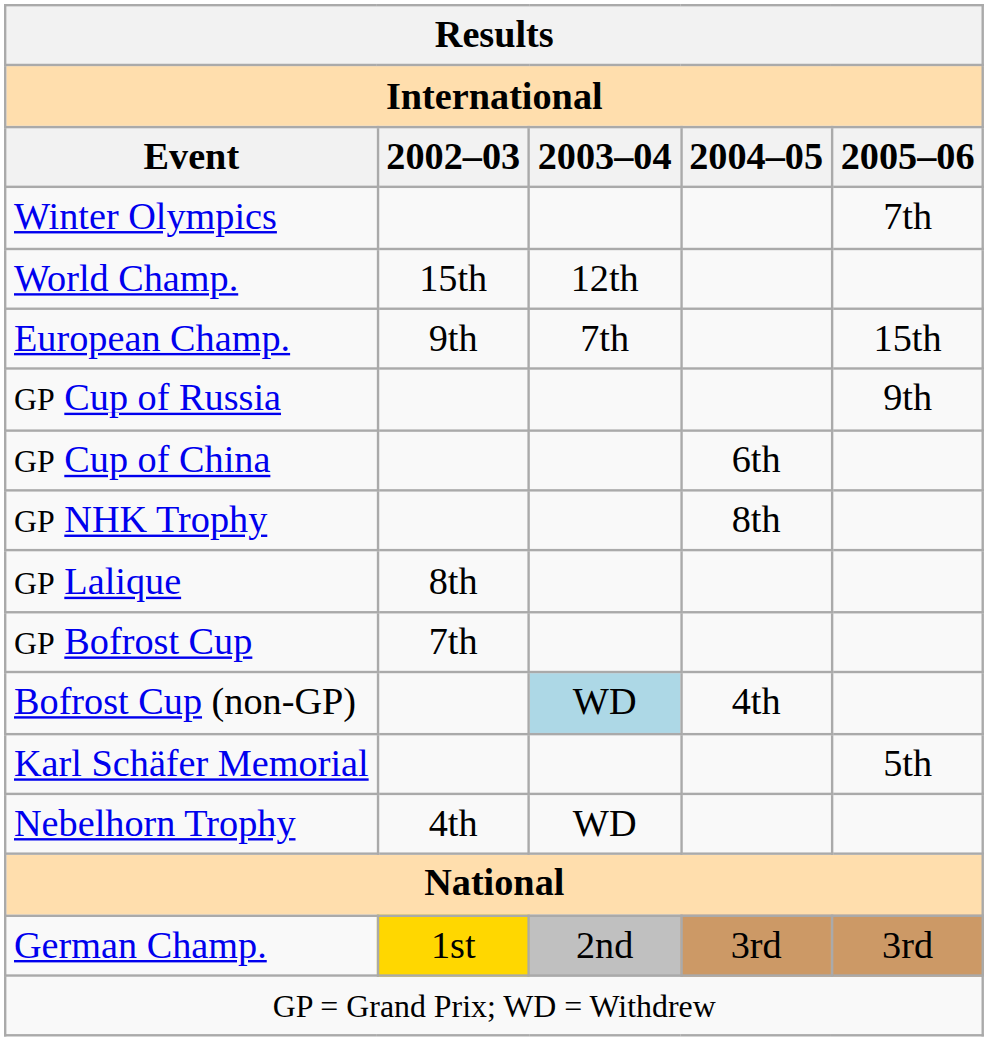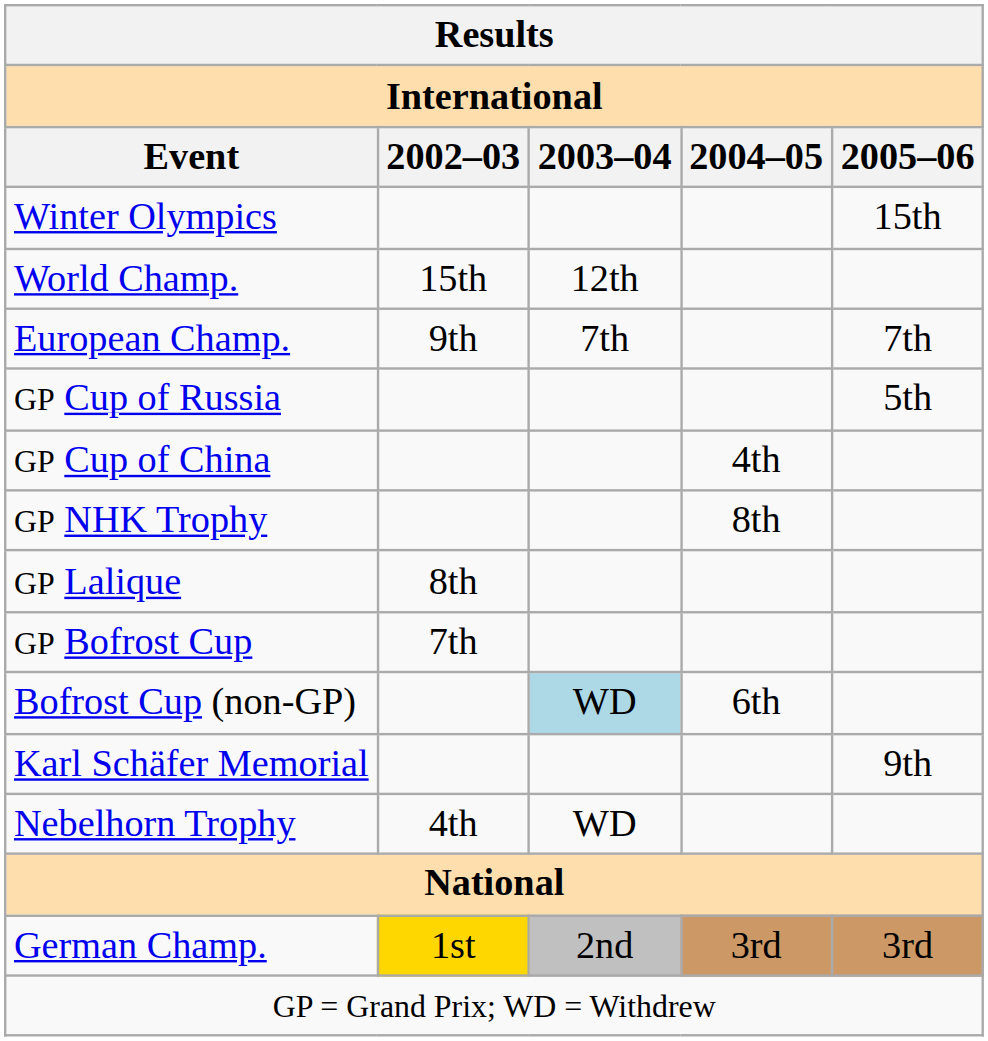(908, 216) 7th -> (908, 216) 15th
(908, 338) 15th -> (908, 338) 7th
(908, 398) 9th -> (908, 398) 5th
(756, 459) 6th -> (756, 459) 4th
(756, 701) 4th -> (756, 701) 6th
(908, 762) 5th -> (908, 762) 9th
